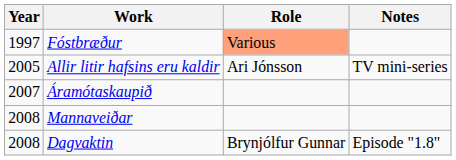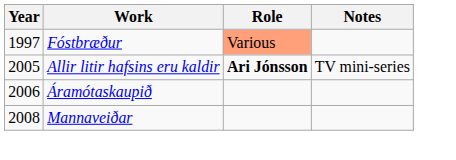(265, 67) normal -> (267, 67) bold
(24, 92) 2007 -> (24, 92) 2006
- row: (80, 142)
